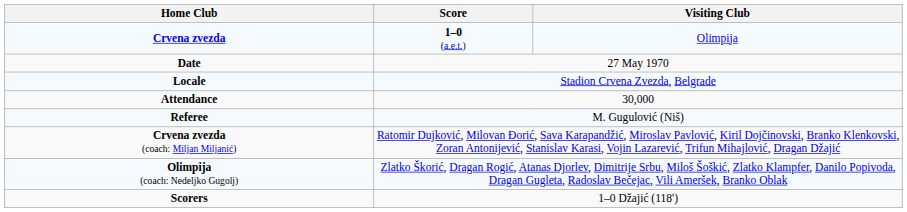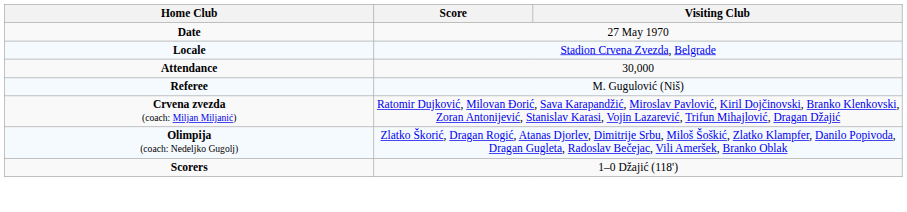- row: (189, 38)
